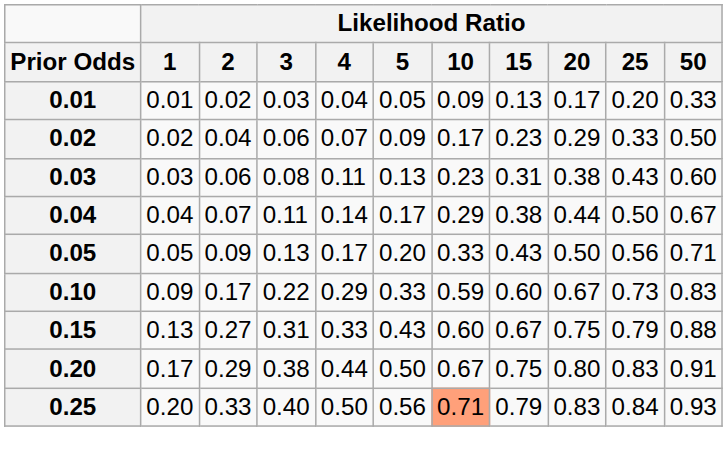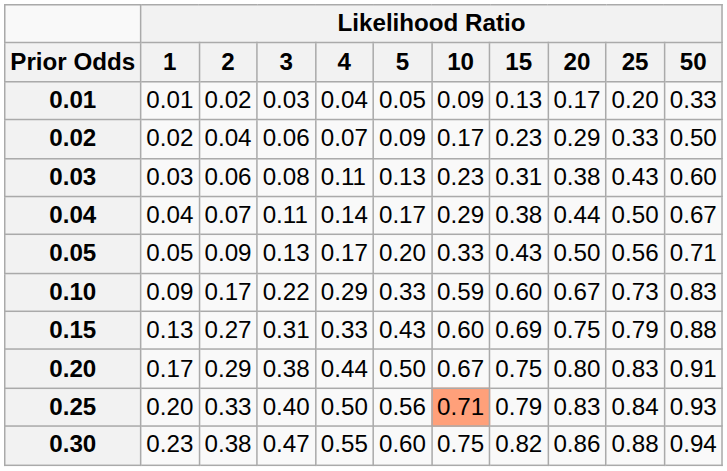(519, 330) 0.67 -> (519, 330) 0.69
+ row: (73, 445)
